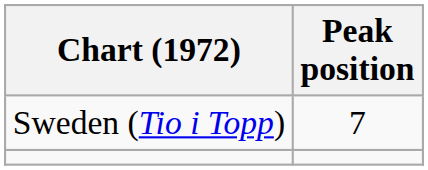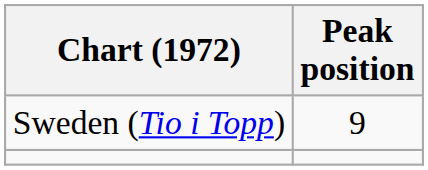(358, 122) 7 -> (358, 122) 9
